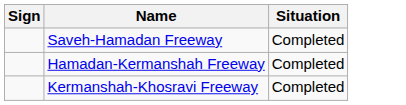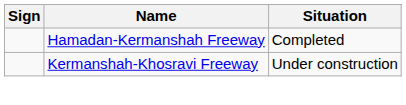- row: (135, 40)
(308, 87) Completed -> (335, 64) Under construction
